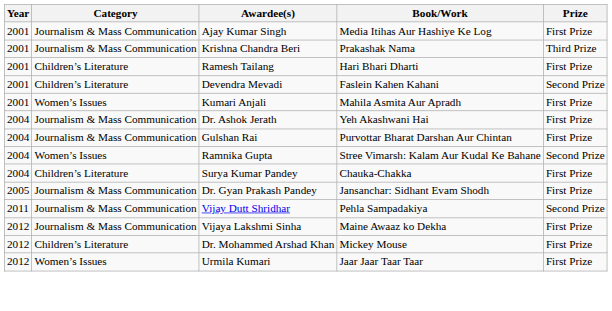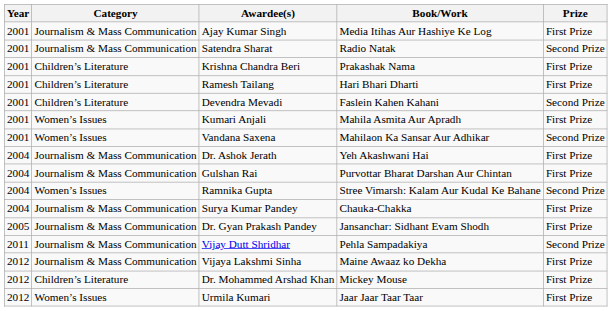+ row: (237, 48)
(116, 48) Journalism & Mass Communication -> (81, 66) Children’s Literature
(571, 48) Third Prize -> (569, 66) First Prize
+ row: (239, 137)
(81, 173) Children’s Literature -> (116, 208) Journalism & Mass Communication
